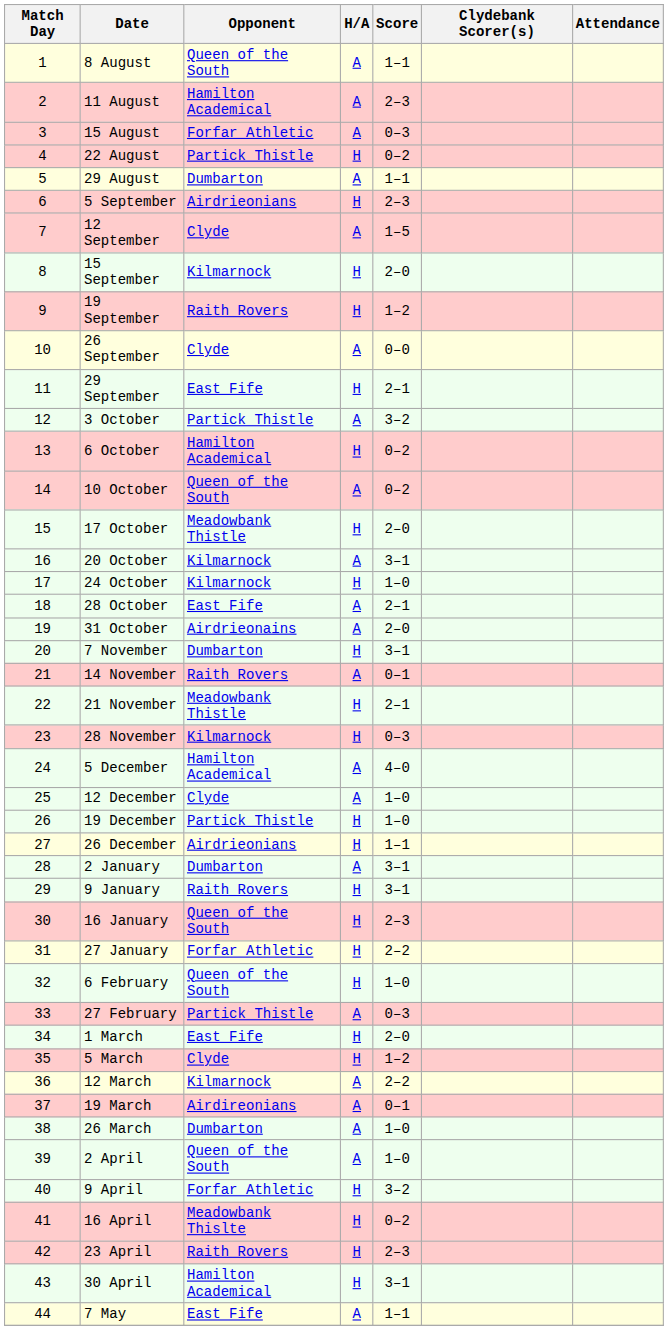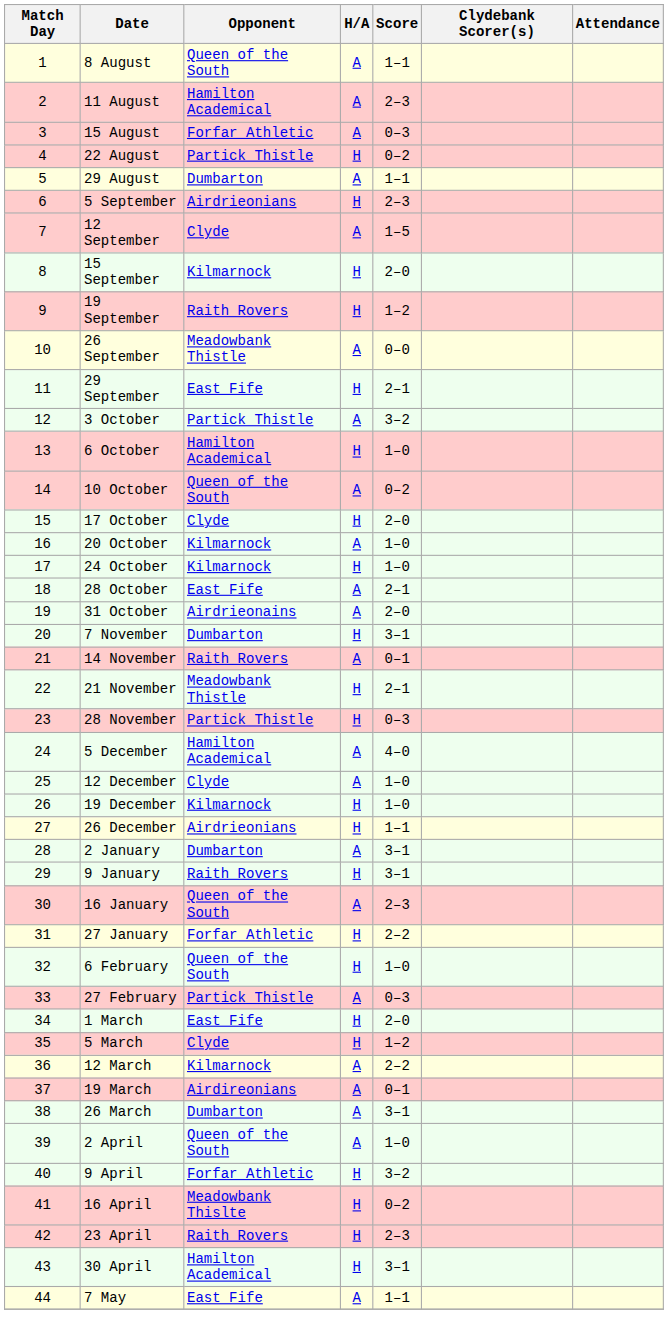(208, 350) Clyde -> (229, 350) Meadowbank Thistle
(397, 451) 0–2 -> (397, 451) 1–0
(229, 529) Meadowbank Thistle -> (208, 521) Clyde
(397, 560) 3–1 -> (397, 544) 1–0
(229, 737) Kilmarnock -> (250, 720) Partick Thistle
(250, 822) Partick Thistle -> (229, 805) Kilmarnock
(357, 921) H -> (357, 905) A
(397, 1129) 1–0 -> (397, 1112) 3–1
